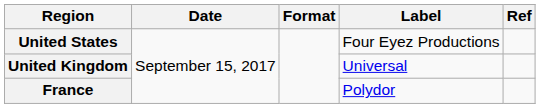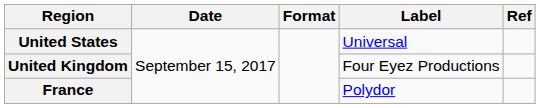(421, 41) Four Eyez Productions -> (375, 41) Universal
(375, 66) Universal -> (421, 66) Four Eyez Productions
